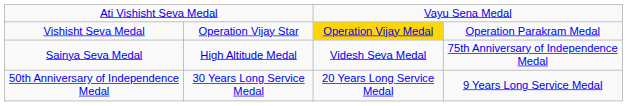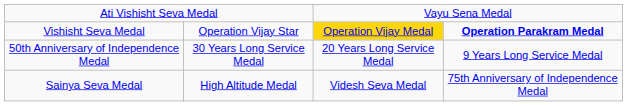(533, 31) normal -> (533, 31) bold
rows swapped: (94, 55) <-> (94, 85)
